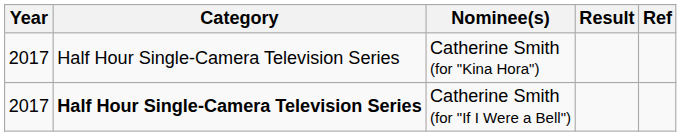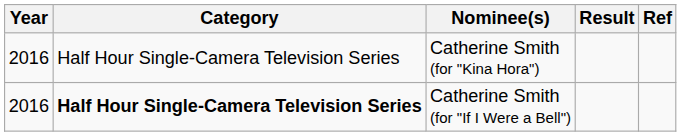(29, 57) 2017 -> (29, 57) 2016
(29, 106) 2017 -> (29, 106) 2016
